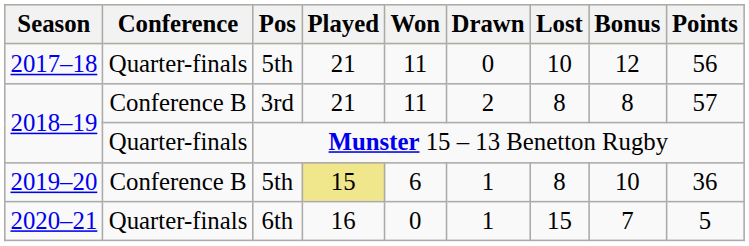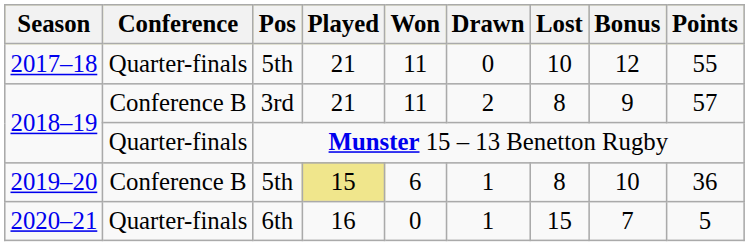(705, 63) 56 -> (705, 63) 55
(627, 102) 8 -> (627, 102) 9
